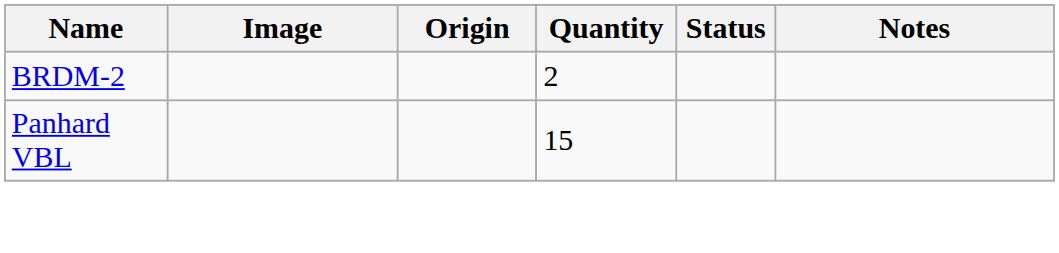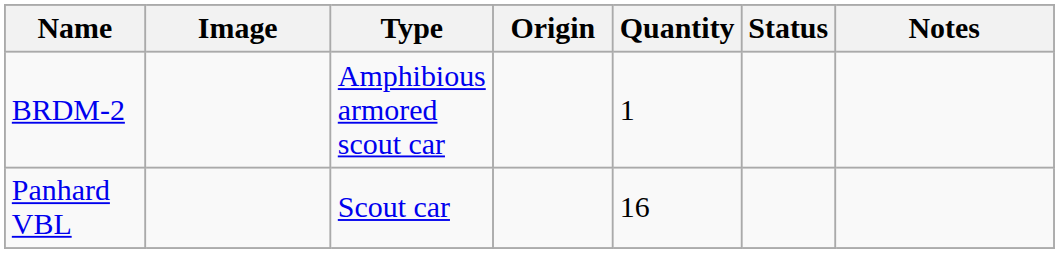+ column: (412, 28)
(551, 75) 2 -> (627, 109) 1
(558, 139) 15 -> (635, 207) 16
